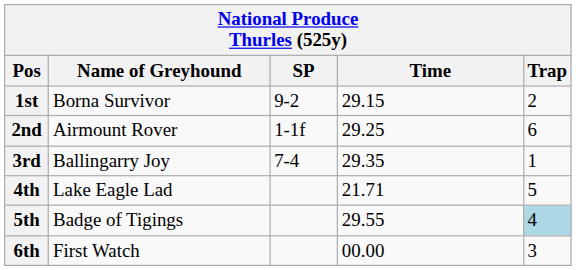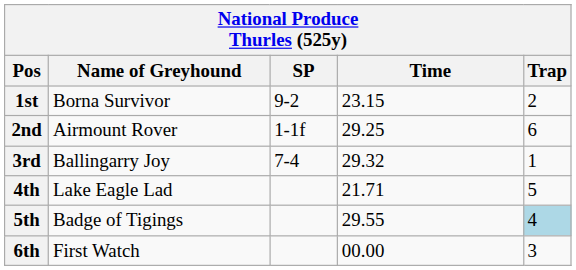(363, 100) 29.15 -> (363, 100) 23.15
(363, 160) 29.35 -> (363, 160) 29.32
